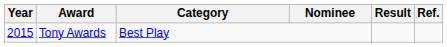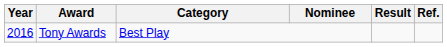(20, 32) 2015 -> (20, 32) 2016
